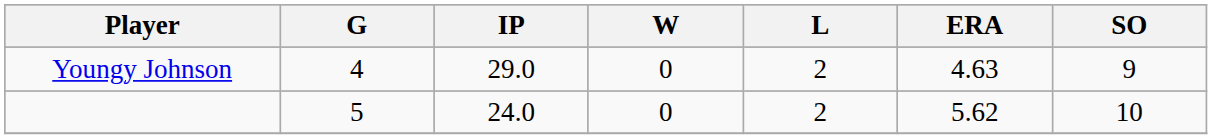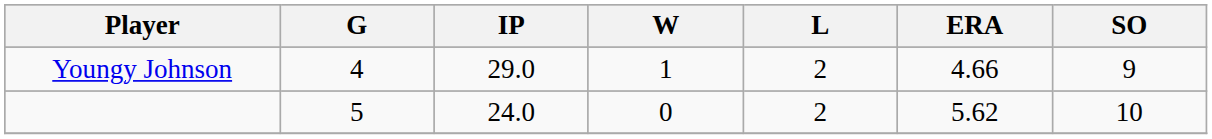(666, 68) 0 -> (666, 68) 1
(975, 68) 4.63 -> (975, 68) 4.66
